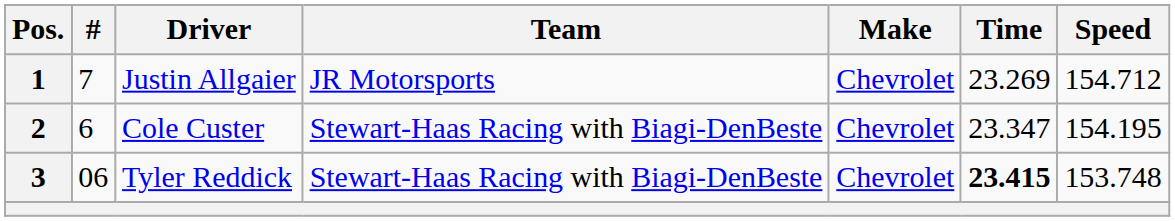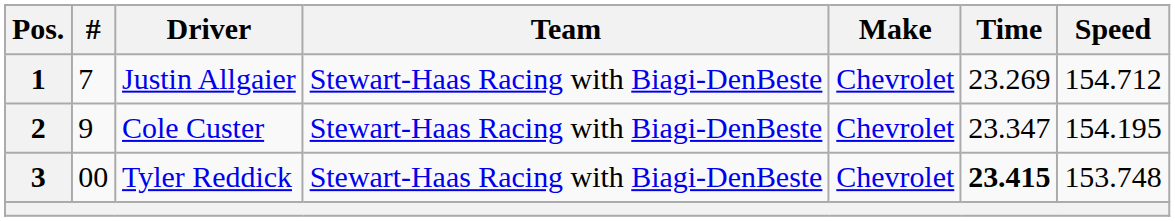(402, 78) JR Motorsports -> (566, 78) Stewart-Haas Racing with Biagi-DenBeste
(86, 128) 6 -> (86, 128) 9
(93, 177) 06 -> (93, 177) 00
